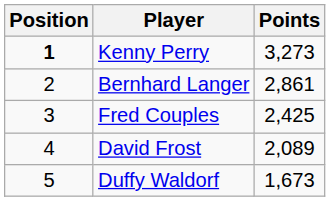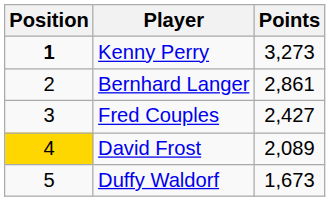(289, 116) 2,425 -> (289, 116) 2,427
(49, 148) no background -> (49, 148) gold background
